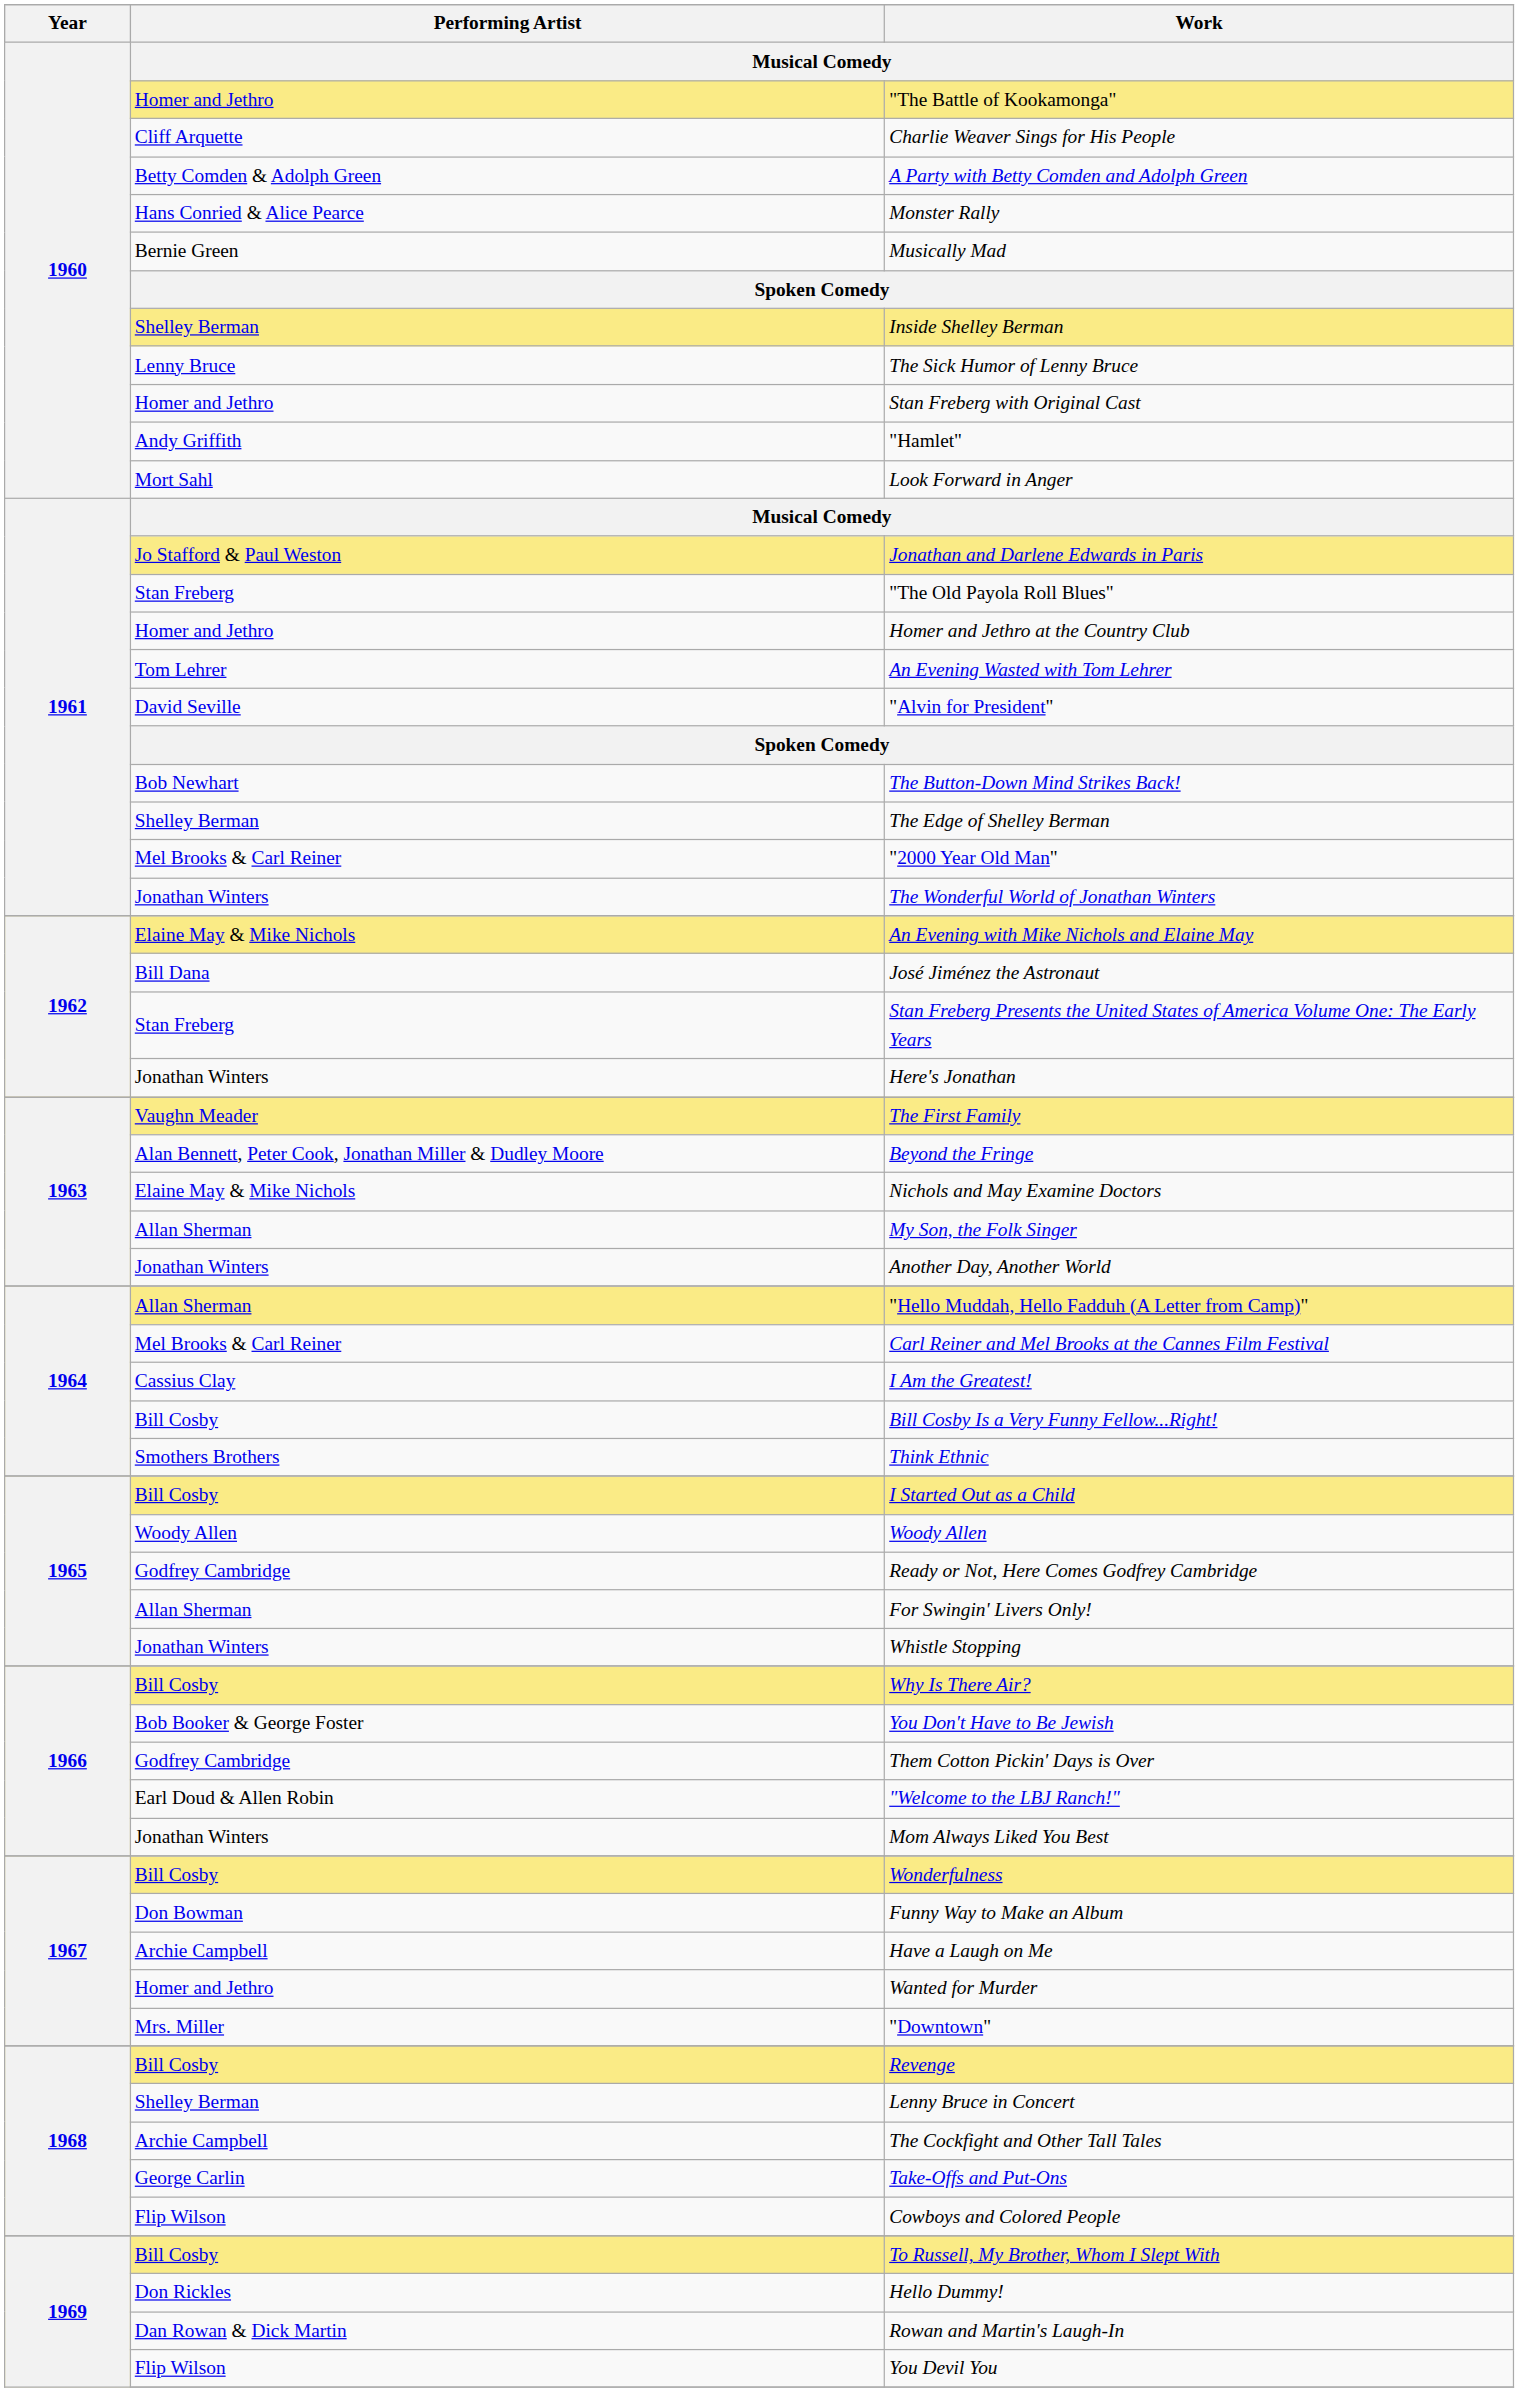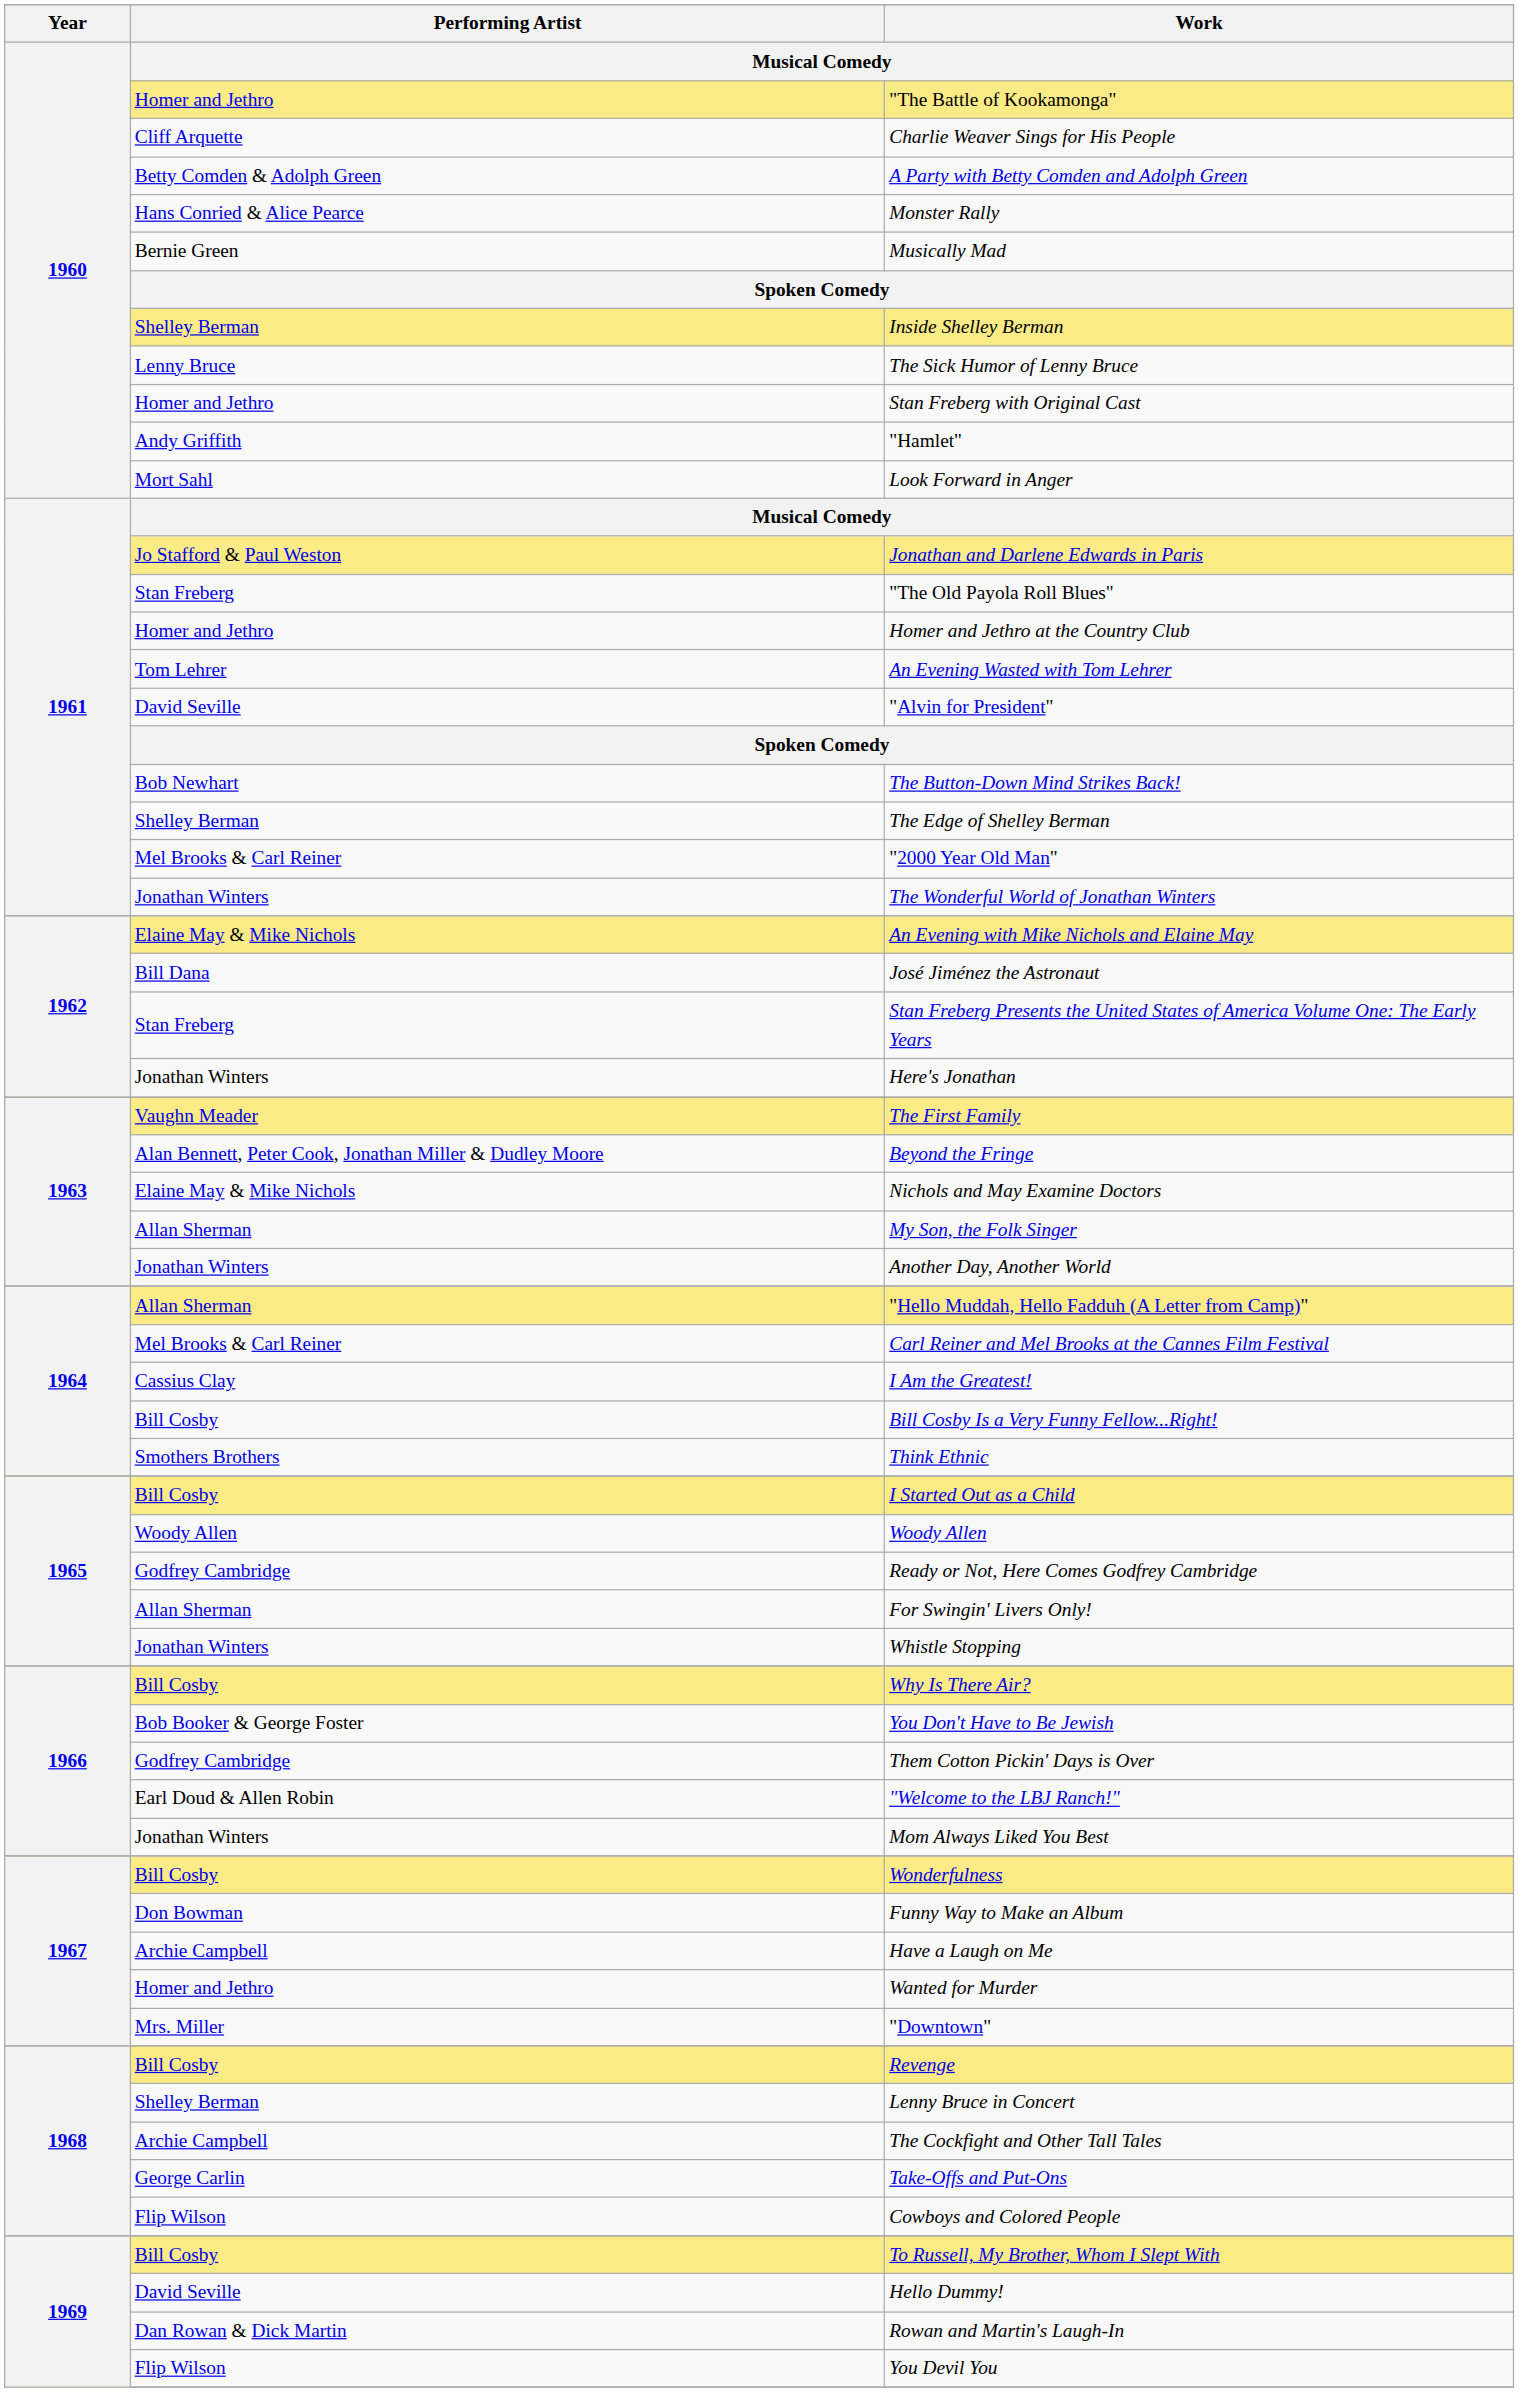(183, 2292) Don Rickles -> (188, 2292) David Seville
